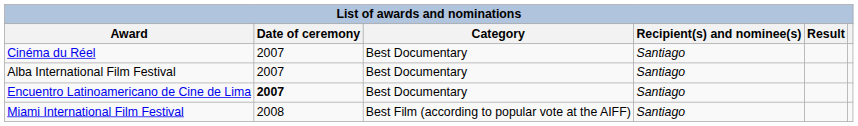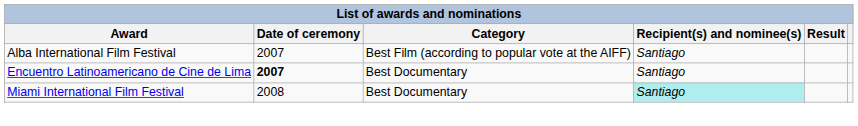- row: (51, 53)
(416, 72) Best Documentary -> (498, 53) Best Film (according to popular vote at the AIFF)
(498, 111) Best Film (according to popular vote at the AIFF) -> (416, 92) Best Documentary
(661, 111) no background -> (661, 92) paleturquoise background
